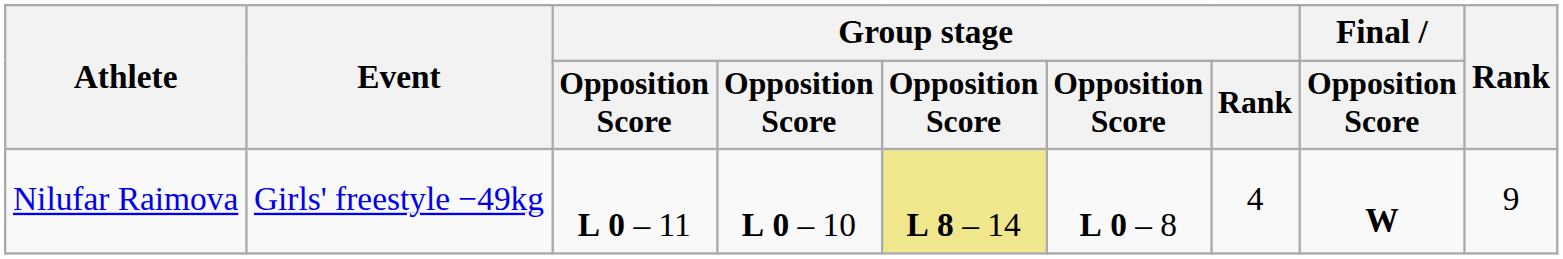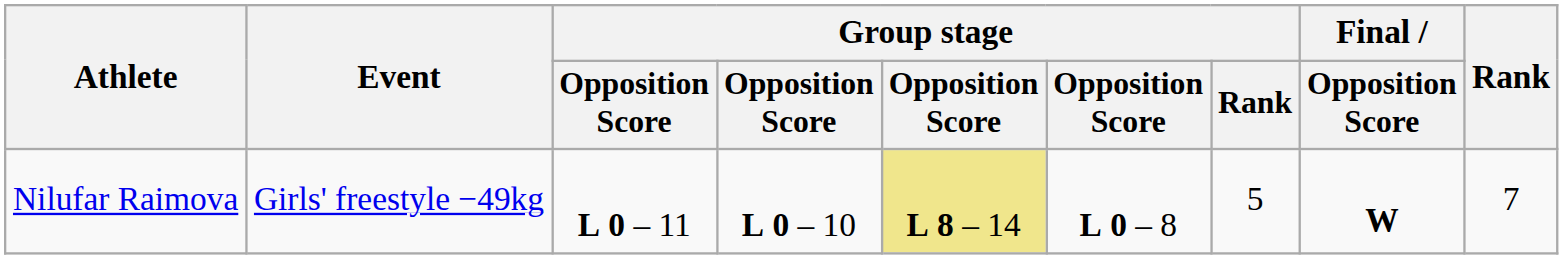(1255, 200) 4 -> (1255, 200) 5
(1511, 200) 9 -> (1511, 200) 7
